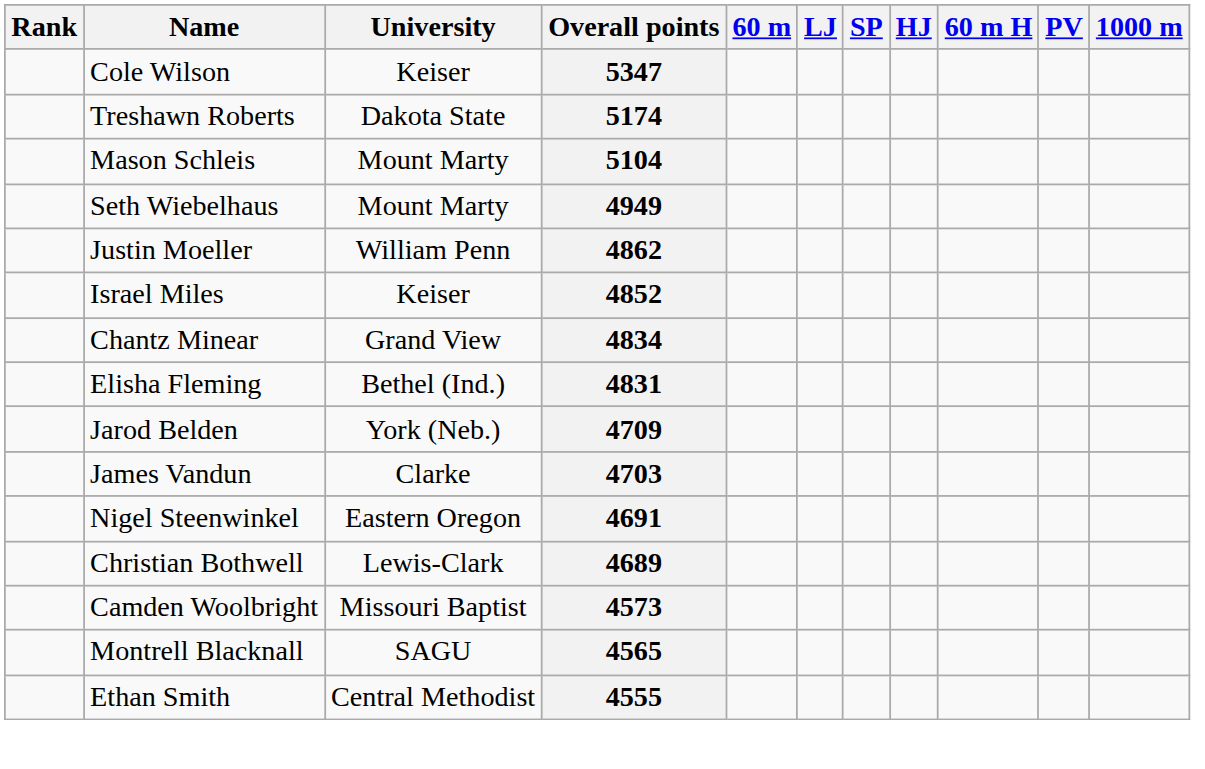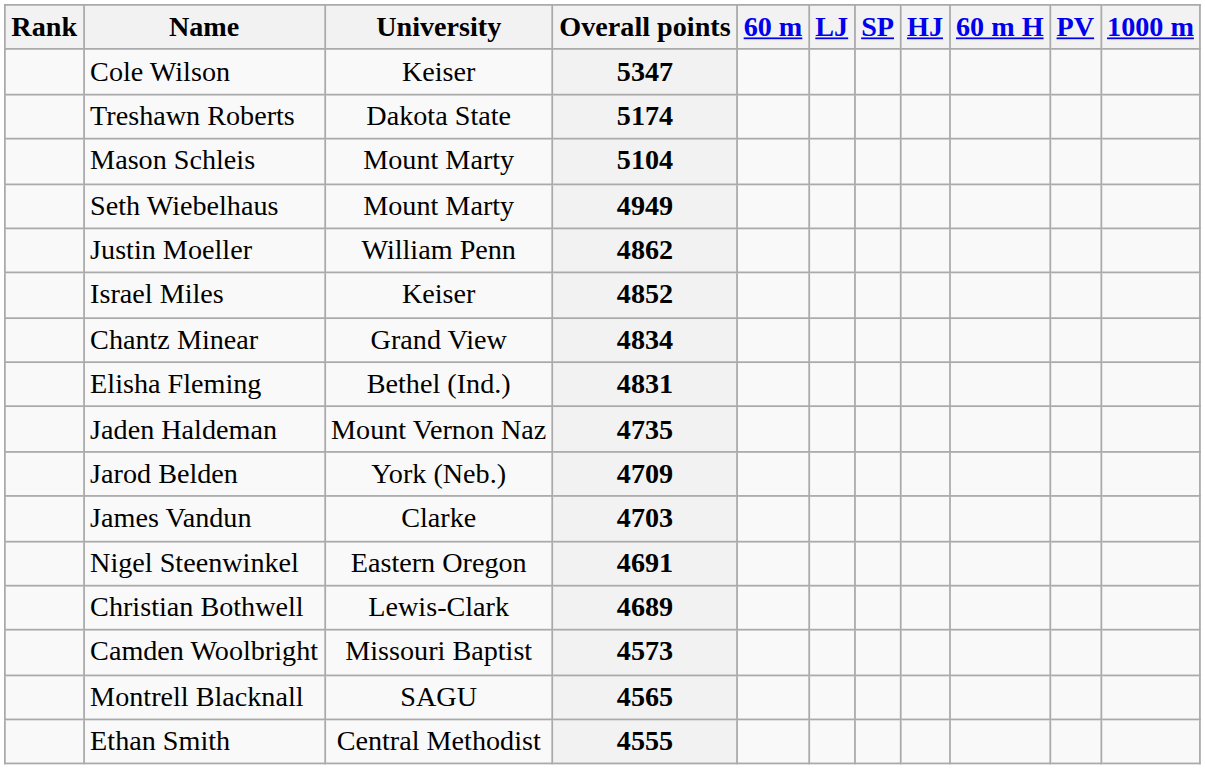+ row: (645, 428)
